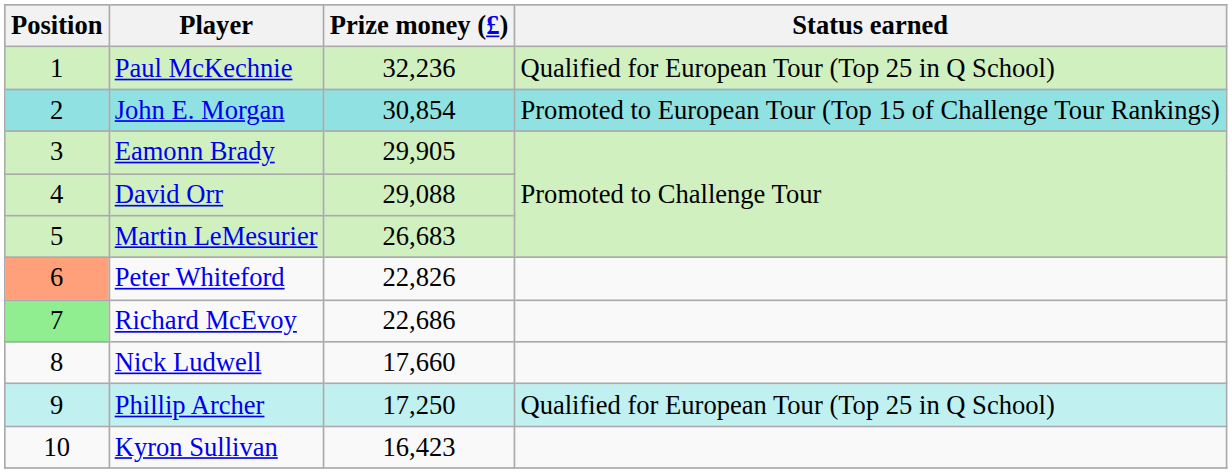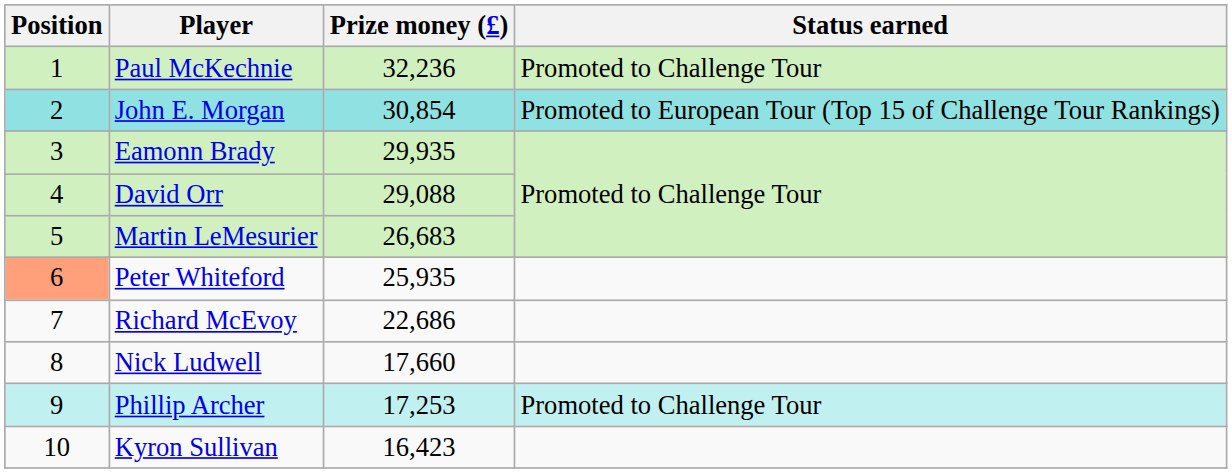(788, 67) Qualified for European Tour (Top 25 in Q School) -> (671, 67) Promoted to Challenge Tour
(419, 151) 29,905 -> (419, 151) 29,935
(419, 278) 22,826 -> (419, 278) 25,935
(57, 320) lightgreen background -> (57, 320) no background
(419, 404) 17,250 -> (419, 404) 17,253
(788, 404) Qualified for European Tour (Top 25 in Q School) -> (671, 404) Promoted to Challenge Tour
